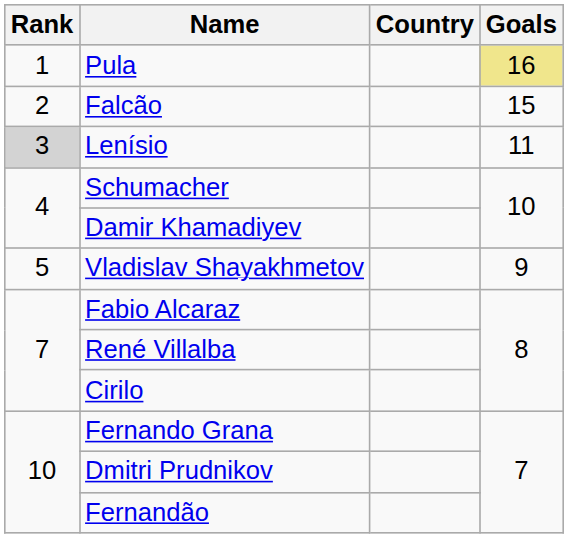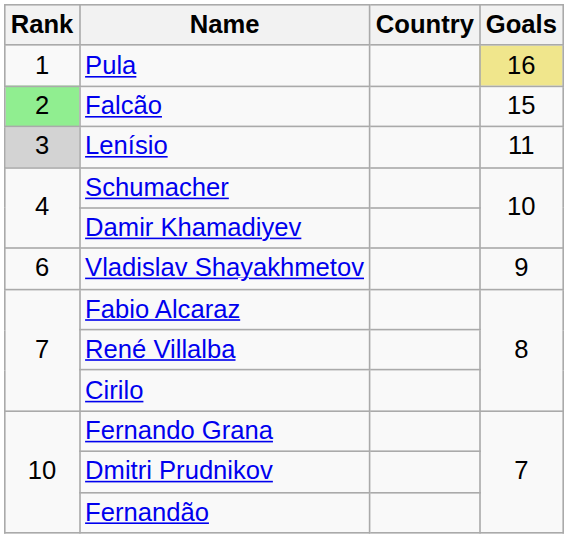(42, 106) no background -> (42, 106) lightgreen background
(42, 268) 5 -> (42, 268) 6
